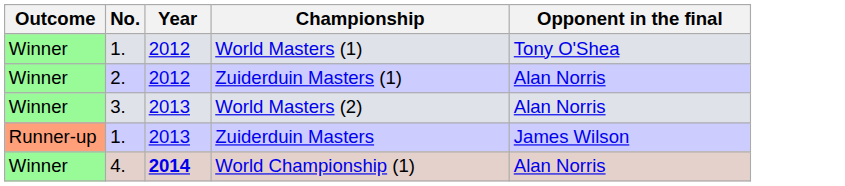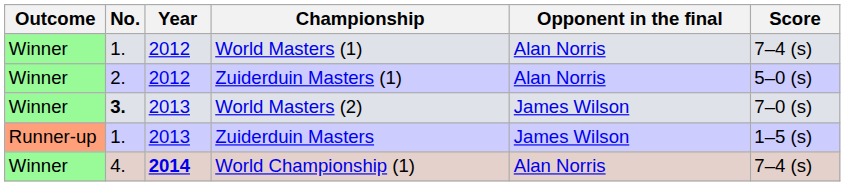+ column: (795, 19)
(567, 48) Tony O'Shea -> (560, 48) Alan Norris
(118, 107) normal -> (118, 107) bold
(560, 107) Alan Norris -> (572, 107) James Wilson
